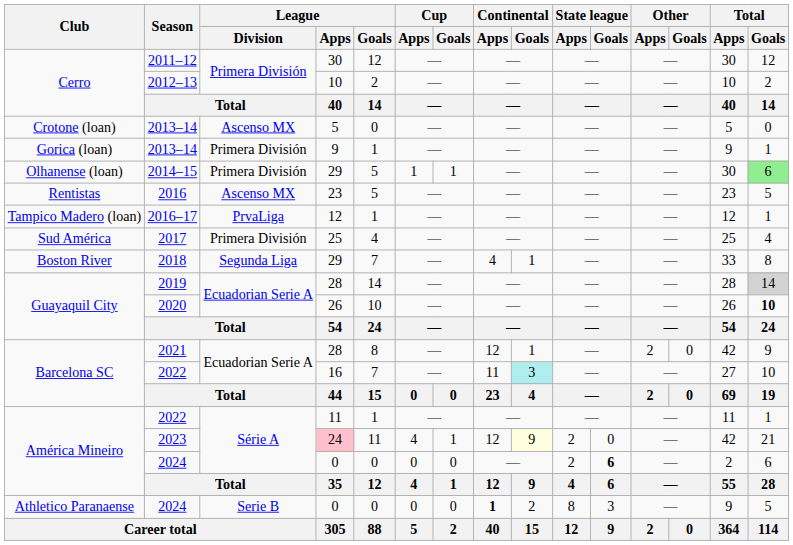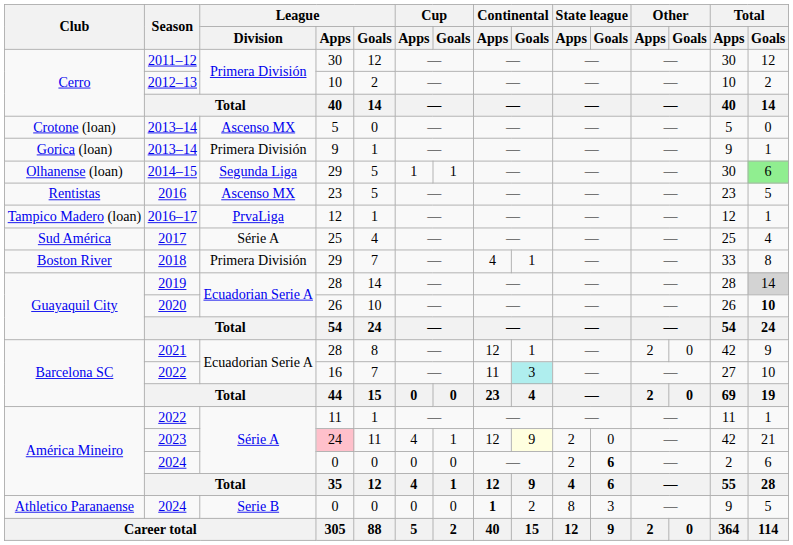(258, 171) Primera División -> (258, 171) Segunda Liga
(258, 238) Primera División -> (258, 238) Série A
(258, 261) Segunda Liga -> (258, 261) Primera División
